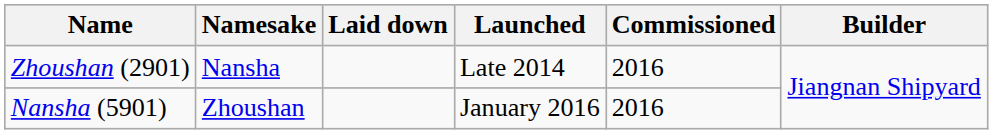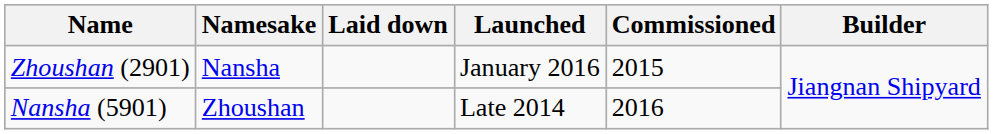(512, 66) Late 2014 -> (530, 66) January 2016
(638, 66) 2016 -> (638, 66) 2015
(530, 107) January 2016 -> (512, 107) Late 2014
